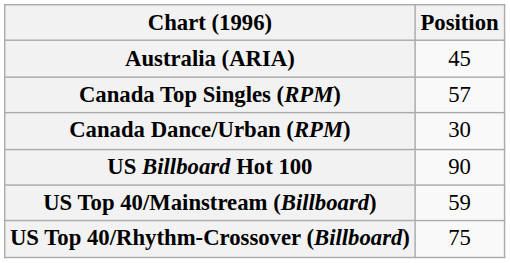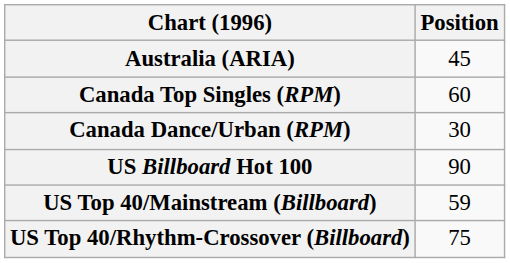(460, 94) 57 -> (460, 94) 60
